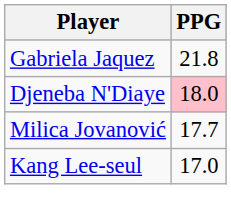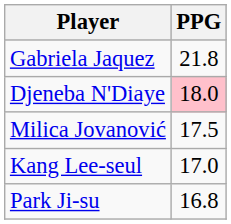(199, 129) 17.7 -> (199, 129) 17.5
+ row: (55, 201)
